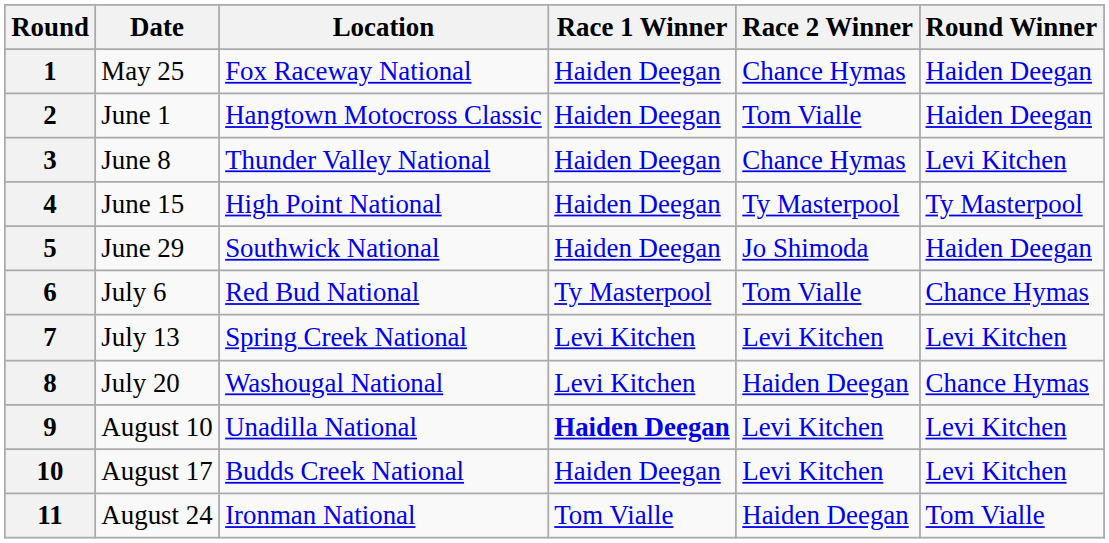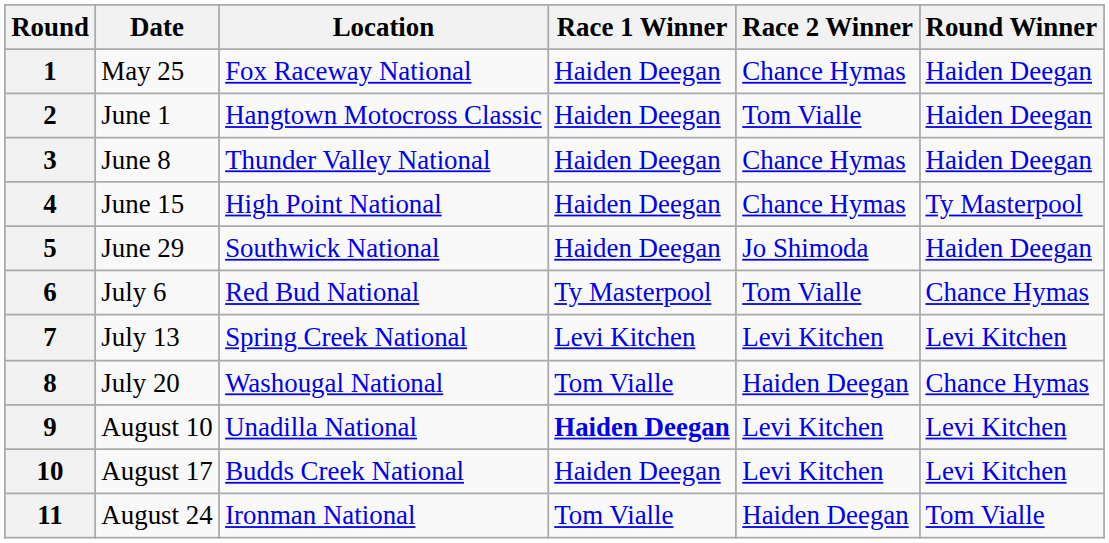(996, 159) Levi Kitchen -> (1009, 159) Haiden Deegan
(821, 204) Ty Masterpool -> (824, 204) Chance Hymas
(625, 381) Levi Kitchen -> (614, 381) Tom Vialle
